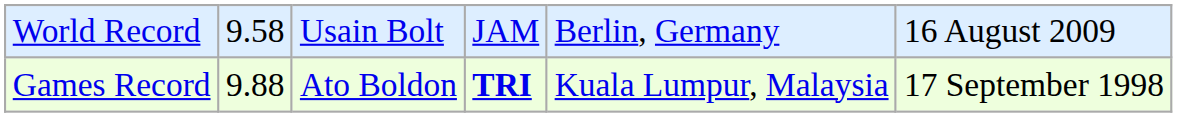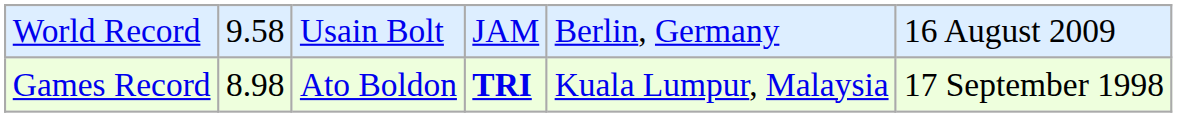(255, 84) 9.88 -> (255, 84) 8.98
